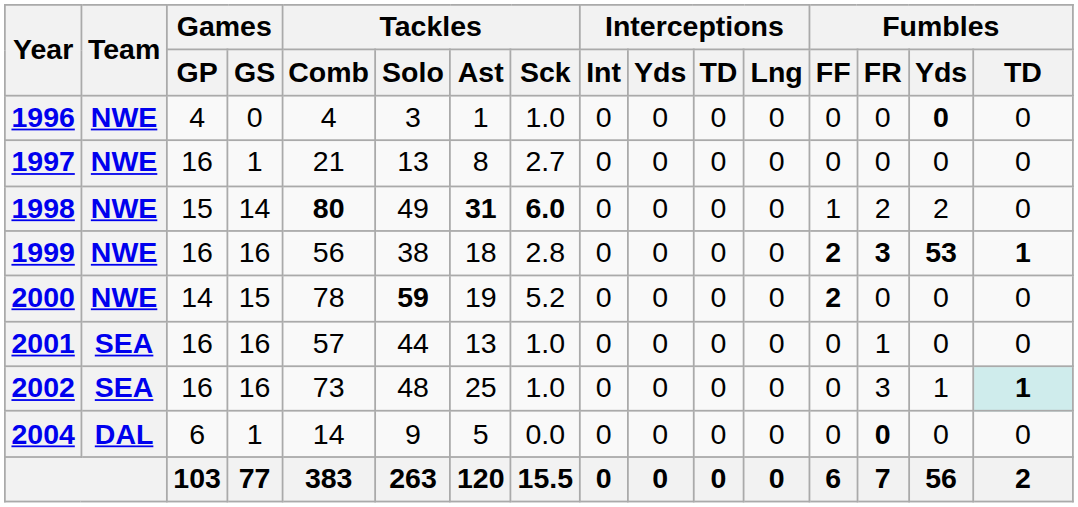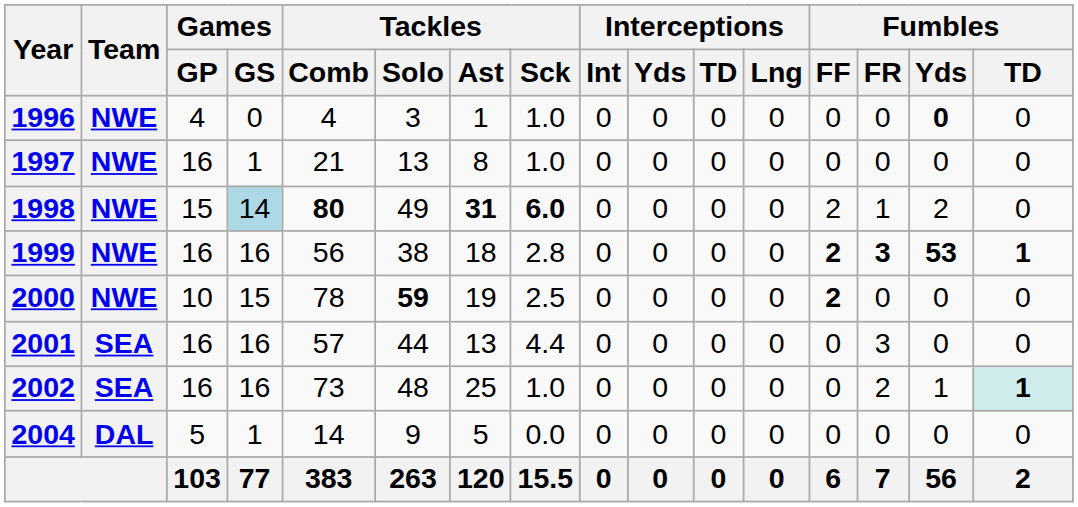(545, 162) 2.7 -> (545, 162) 1.0
(255, 207) no background -> (255, 207) lightblue background
(833, 207) 1 -> (833, 207) 2
(883, 207) 2 -> (883, 207) 1
(197, 298) 14 -> (197, 298) 10
(545, 298) 5.2 -> (545, 298) 2.5
(545, 343) 1.0 -> (545, 343) 4.4
(883, 343) 1 -> (883, 343) 3
(883, 388) 3 -> (883, 388) 2
(197, 433) 6 -> (197, 433) 5
(883, 433) bold -> (883, 433) normal
